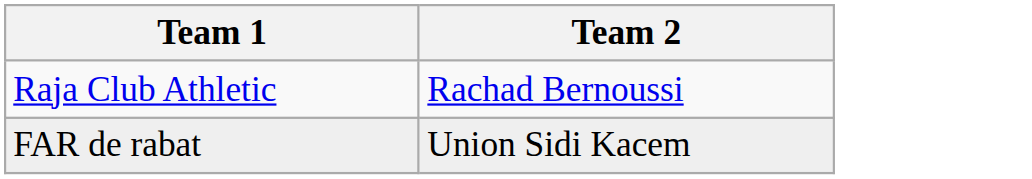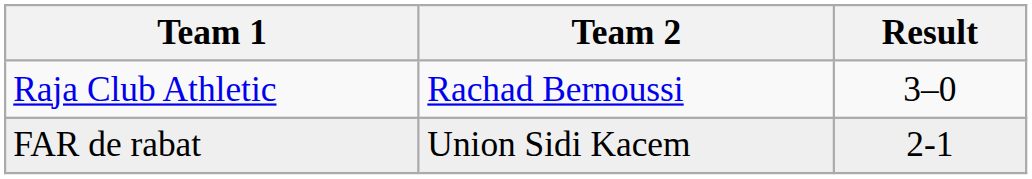+ column: (930, 32)
